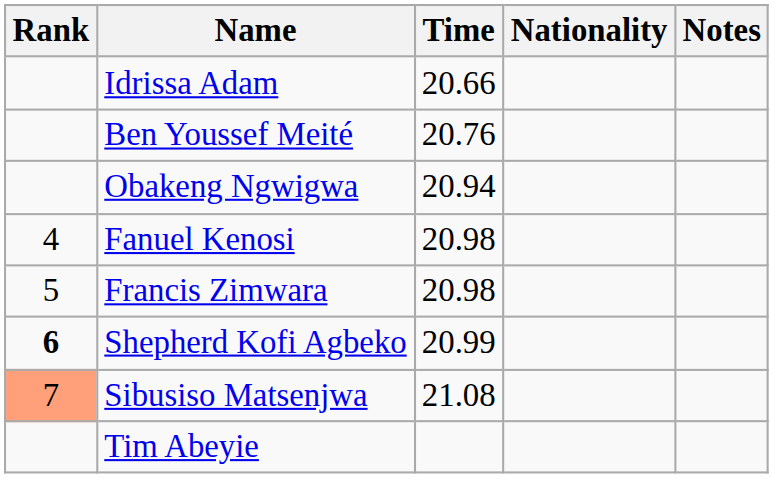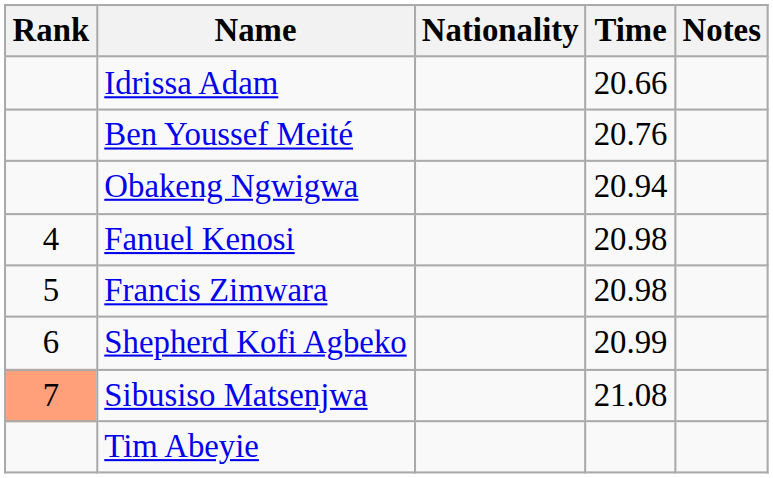columns swapped: (589, 30) <-> (459, 30)
(51, 342) bold -> (51, 342) normal
